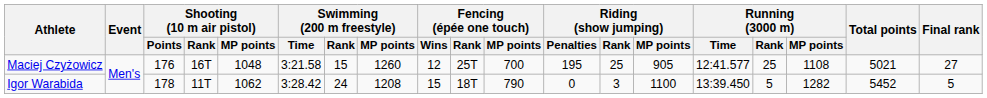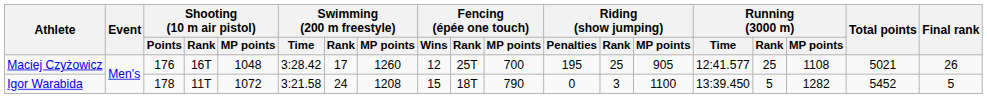(301, 65) 3:21.58 -> (301, 65) 3:28.42
(341, 65) 15 -> (341, 65) 17
(951, 65) 27 -> (951, 65) 26
(248, 84) 1062 -> (248, 84) 1072
(301, 84) 3:28.42 -> (301, 84) 3:21.58
